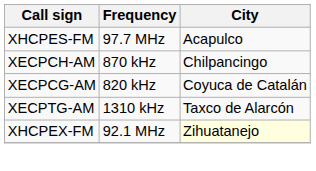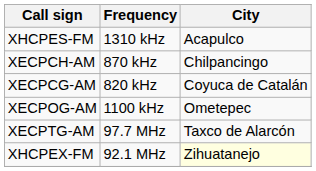(134, 39) 97.7 MHz -> (134, 39) 1310 kHz
+ row: (52, 108)
(133, 108) 1310 kHz -> (135, 131) 97.7 MHz
